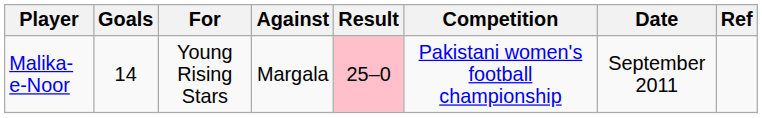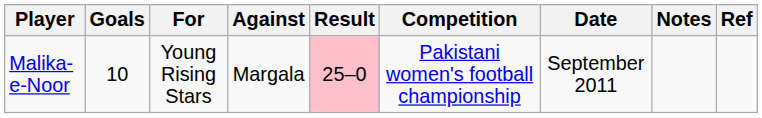+ column: (684, 20)
(126, 74) 14 -> (117, 74) 10
